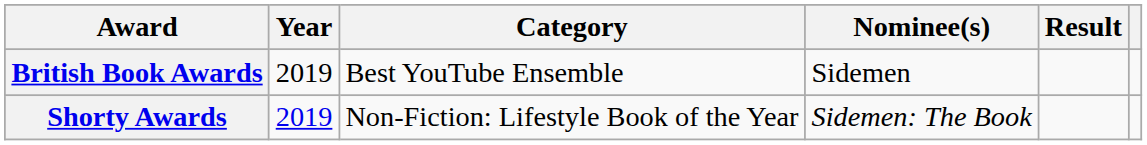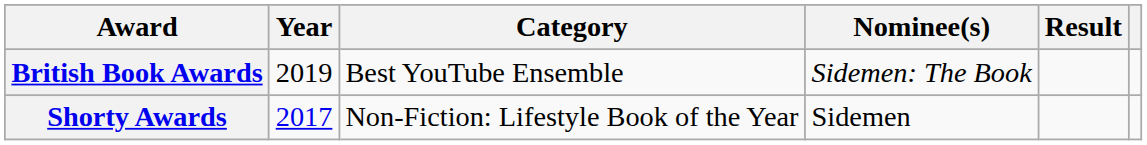(861, 71) Sidemen -> (922, 71) Sidemen: The Book
(304, 116) 2019 -> (304, 116) 2017
(922, 116) Sidemen: The Book -> (861, 116) Sidemen
